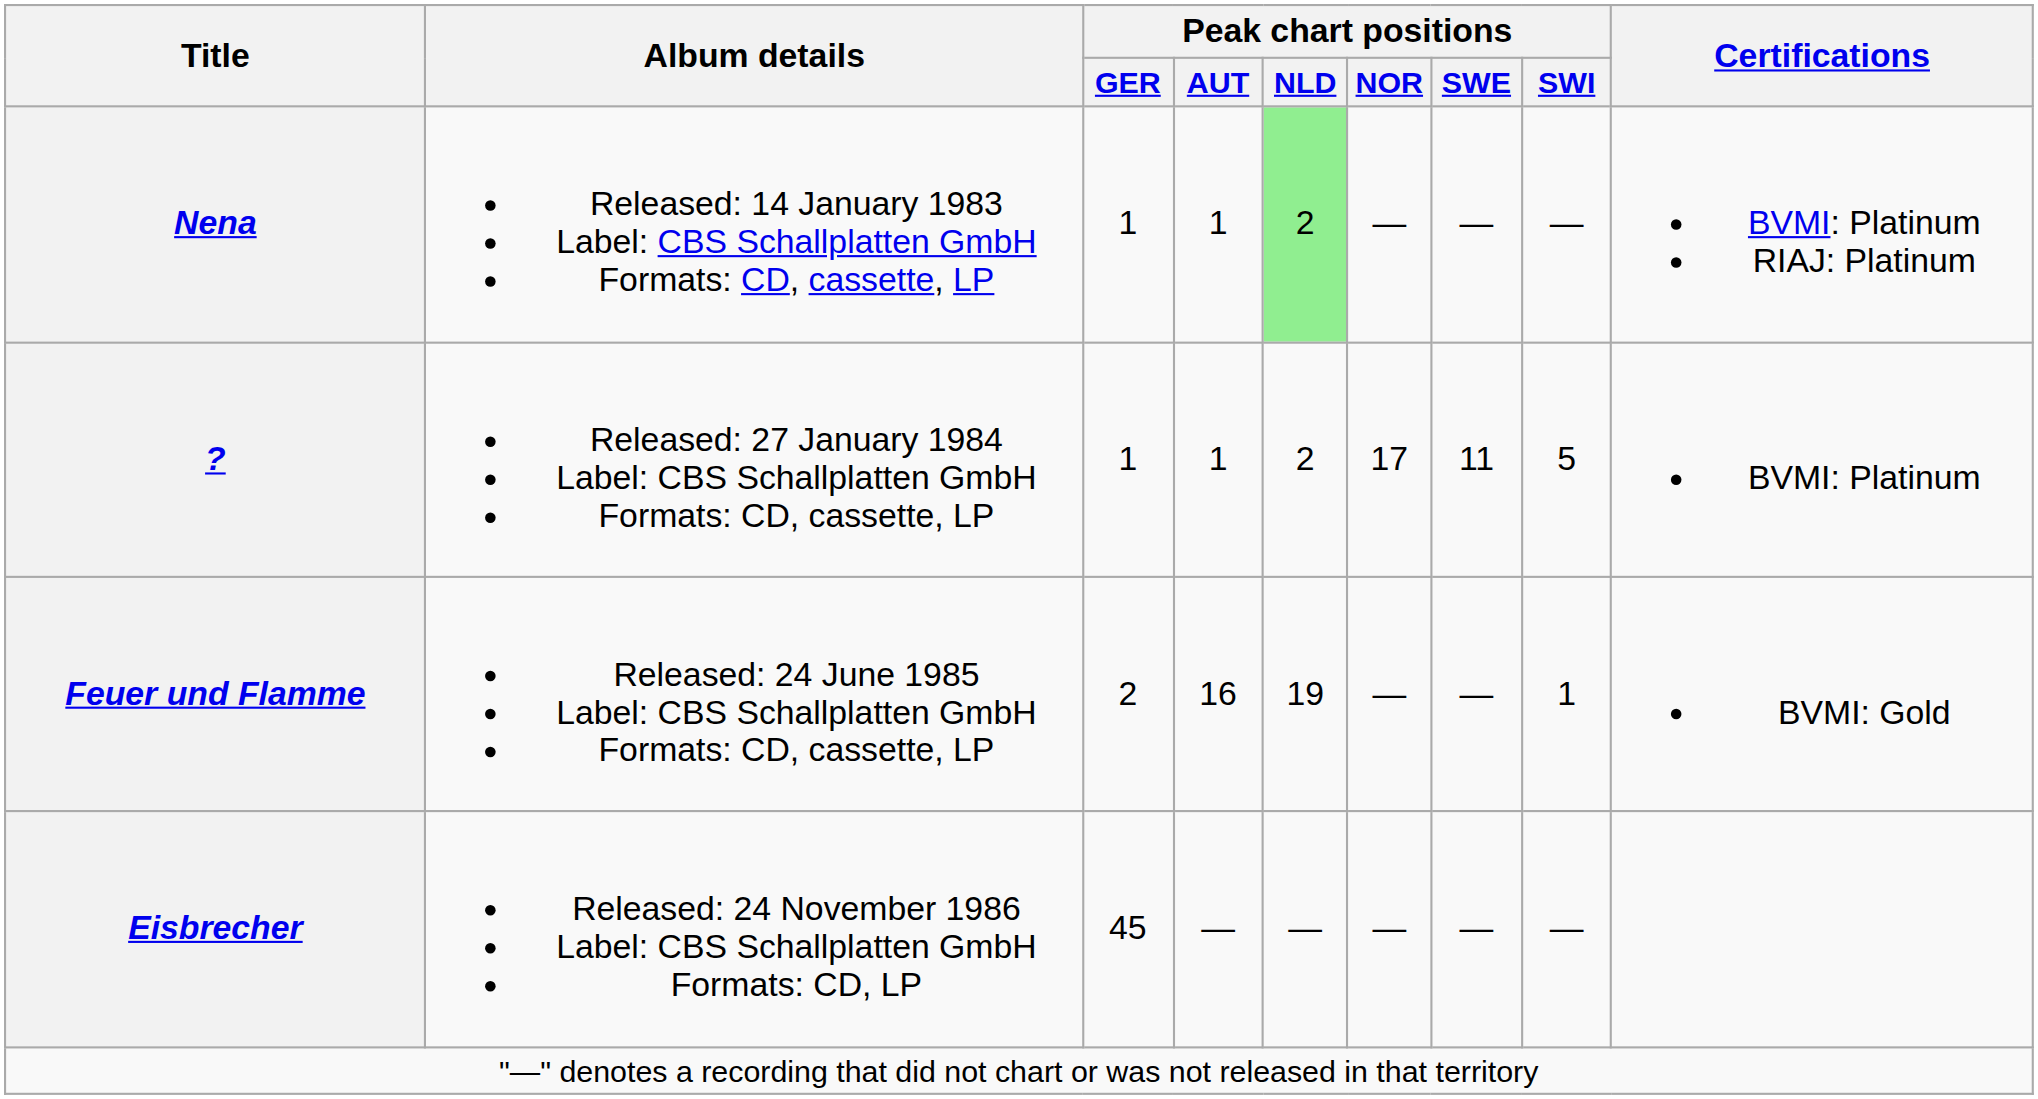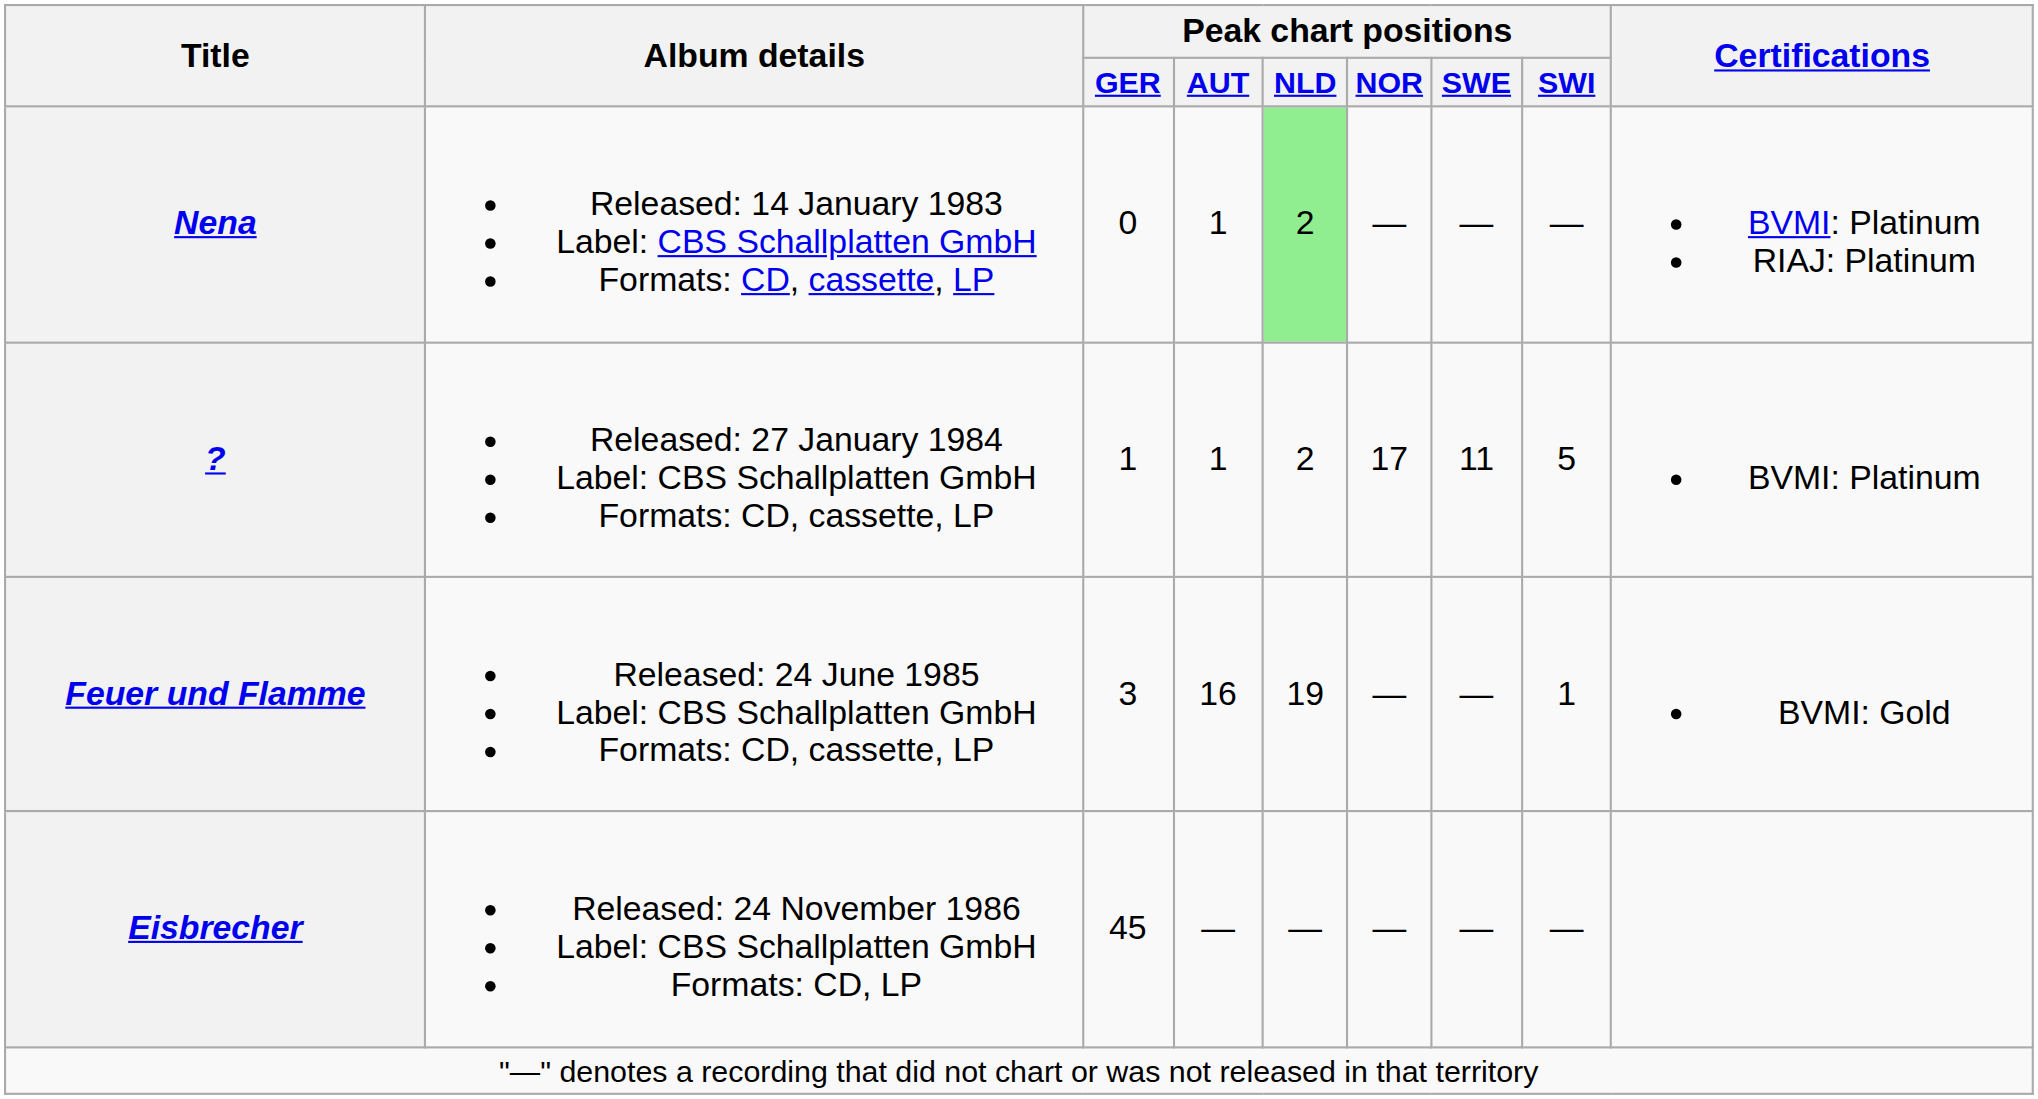(1128, 223) 1 -> (1128, 223) 0
(1128, 693) 2 -> (1128, 693) 3
